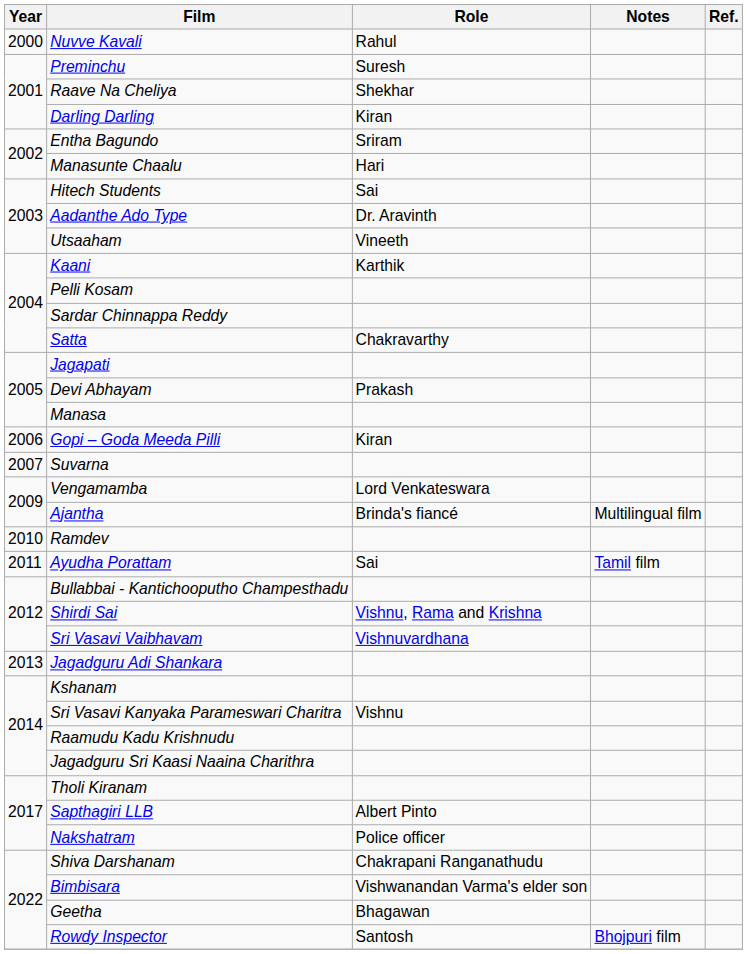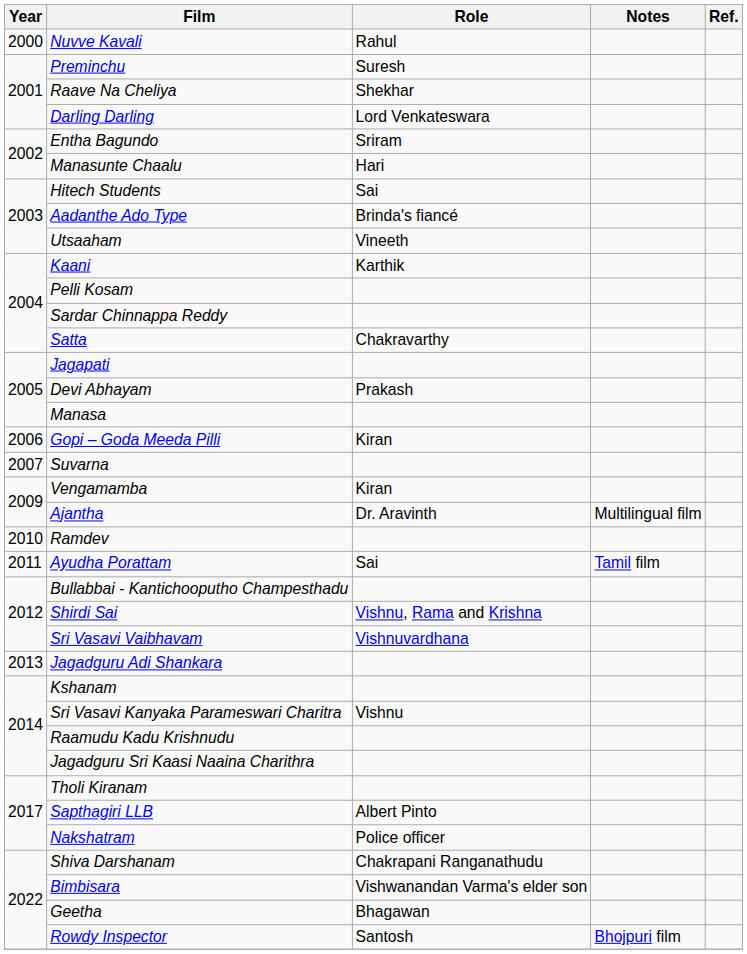(374, 116) Kiran -> (423, 116) Lord Venkateswara
(396, 215) Dr. Aravinth -> (407, 215) Brinda's fiancé
(423, 489) Lord Venkateswara -> (374, 489) Kiran
(407, 514) Brinda's fiancé -> (396, 514) Dr. Aravinth
